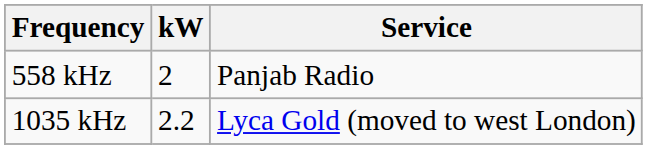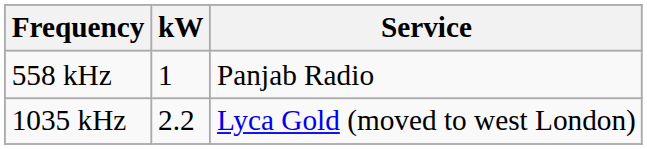(165, 74) 2 -> (165, 74) 1
